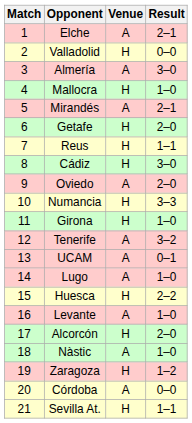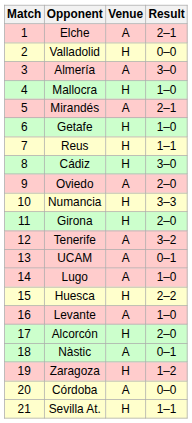(167, 127) 2–0 -> (167, 127) 1–0
(167, 221) 1–0 -> (167, 221) 2–0
(167, 352) 1–0 -> (167, 352) 0–1
